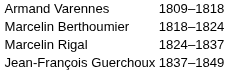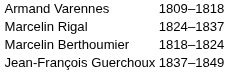rows swapped: (67, 26) <-> (46, 45)
